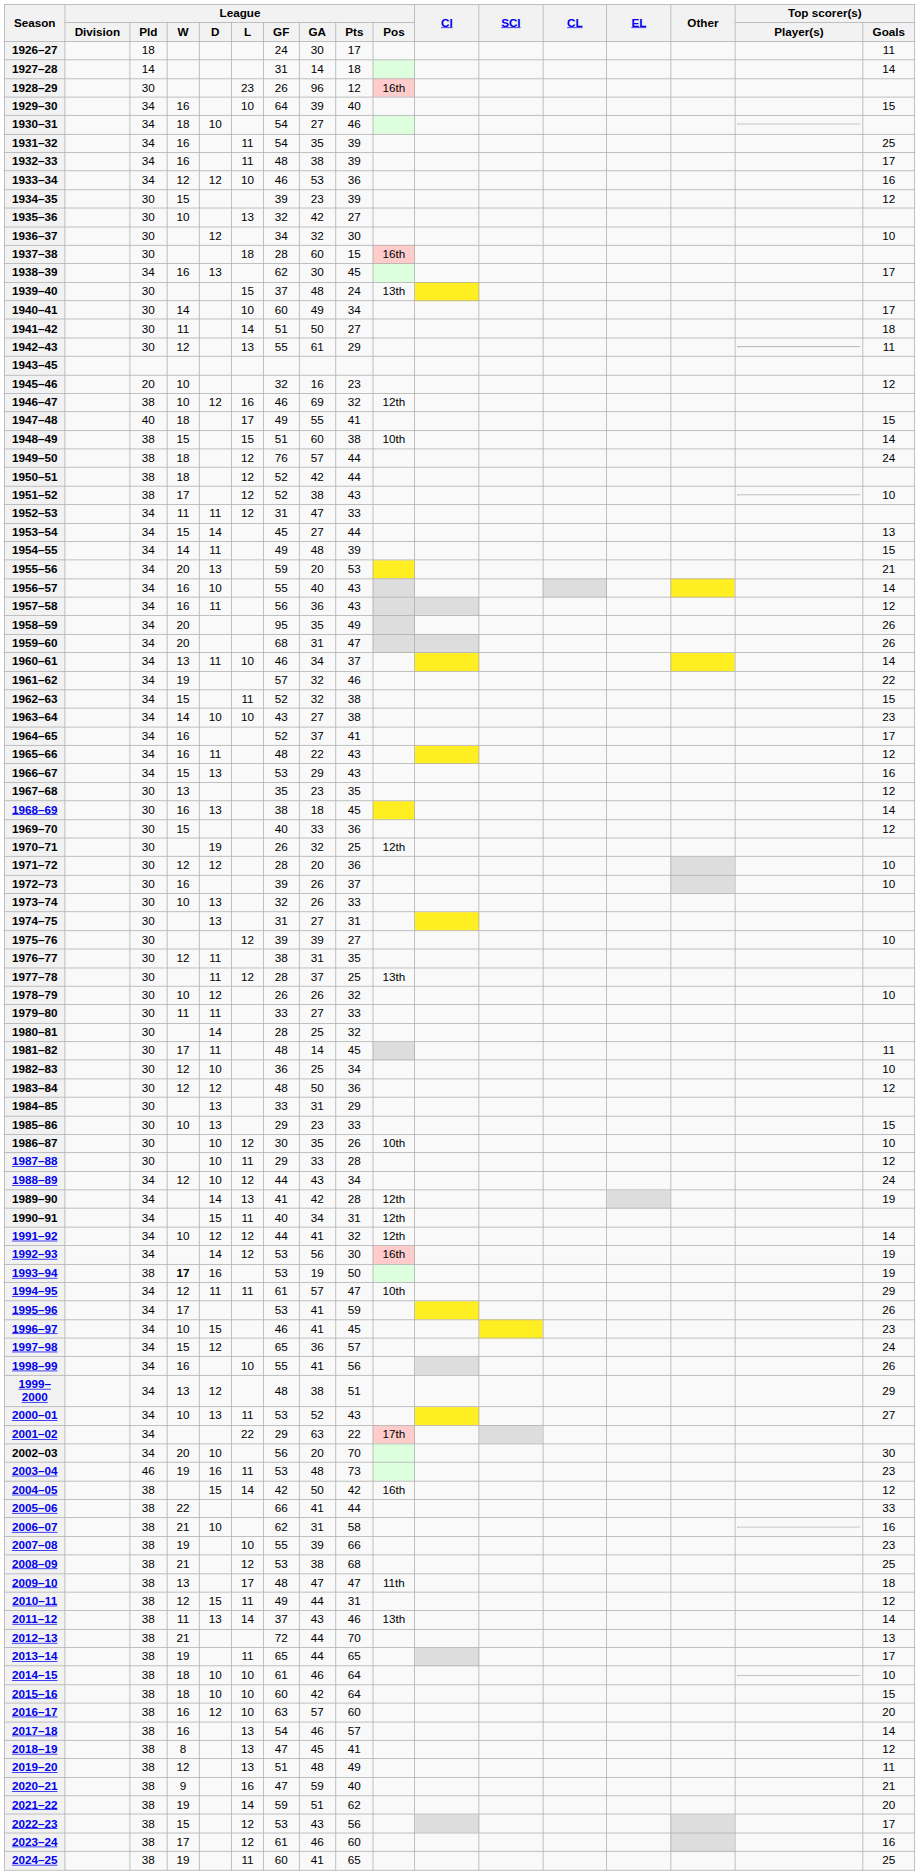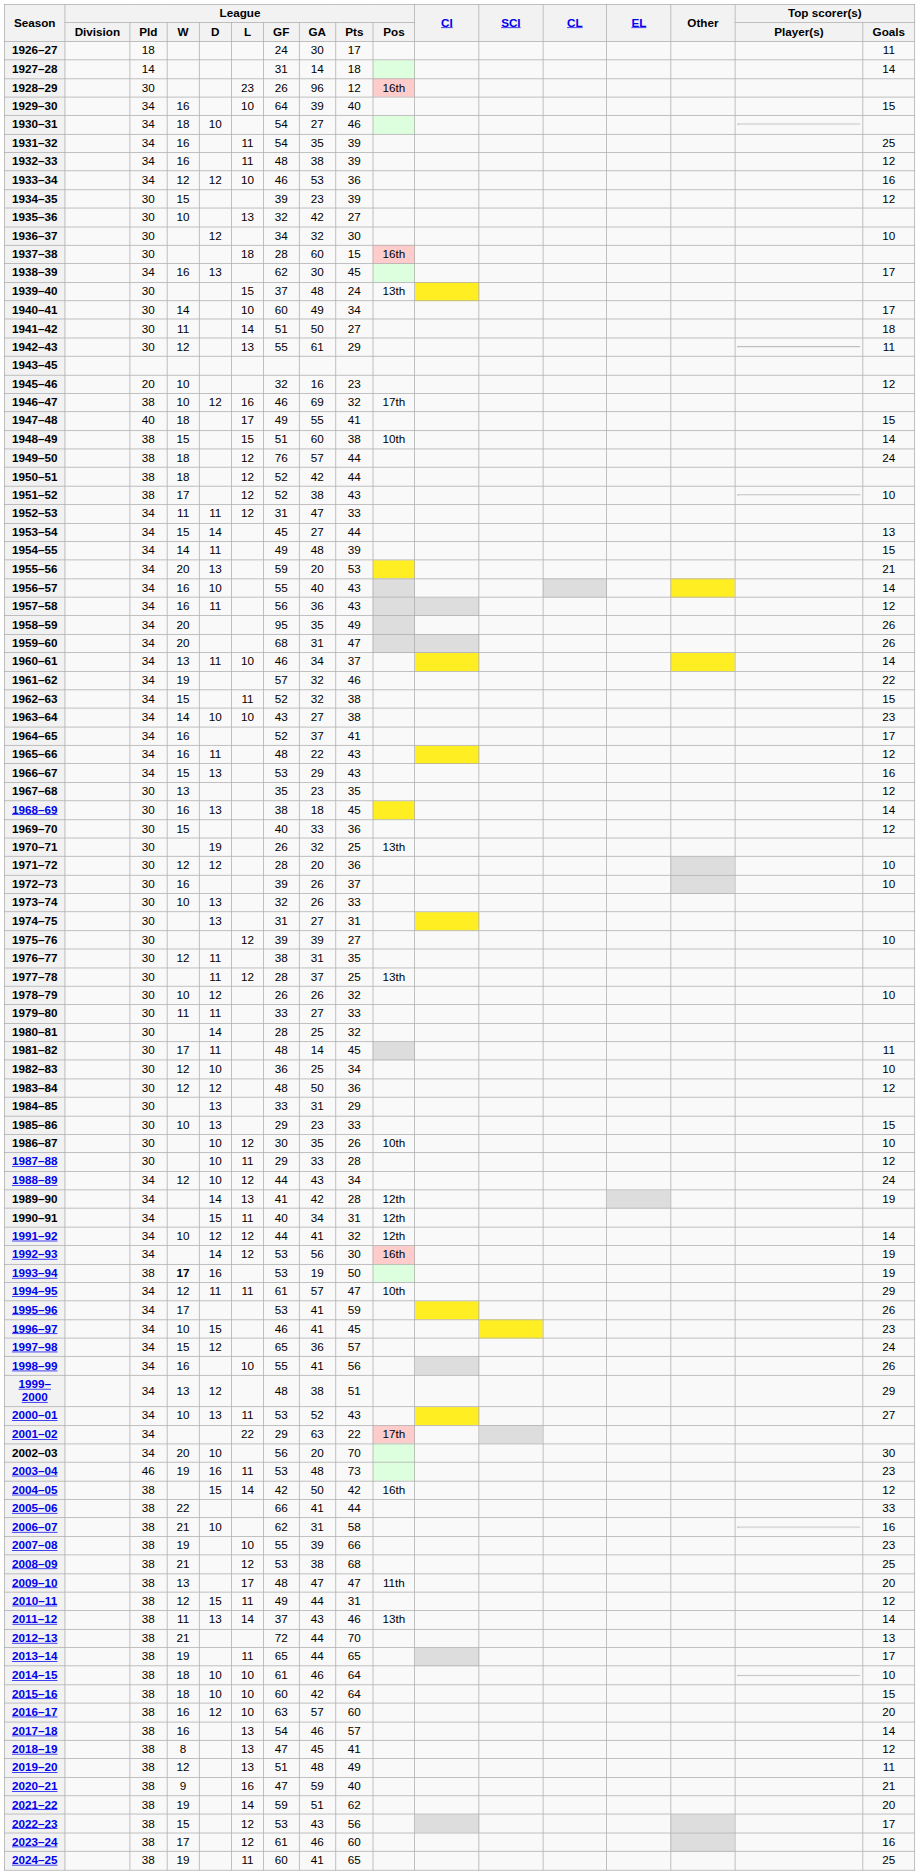(889, 161) 17 -> (889, 161) 12
(394, 402) 12th -> (394, 402) 17th
(394, 847) 12th -> (394, 847) 13th
(889, 1582) 18 -> (889, 1582) 20
